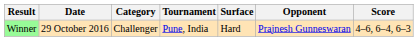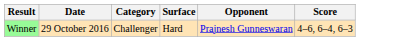- column: (189, 12)
